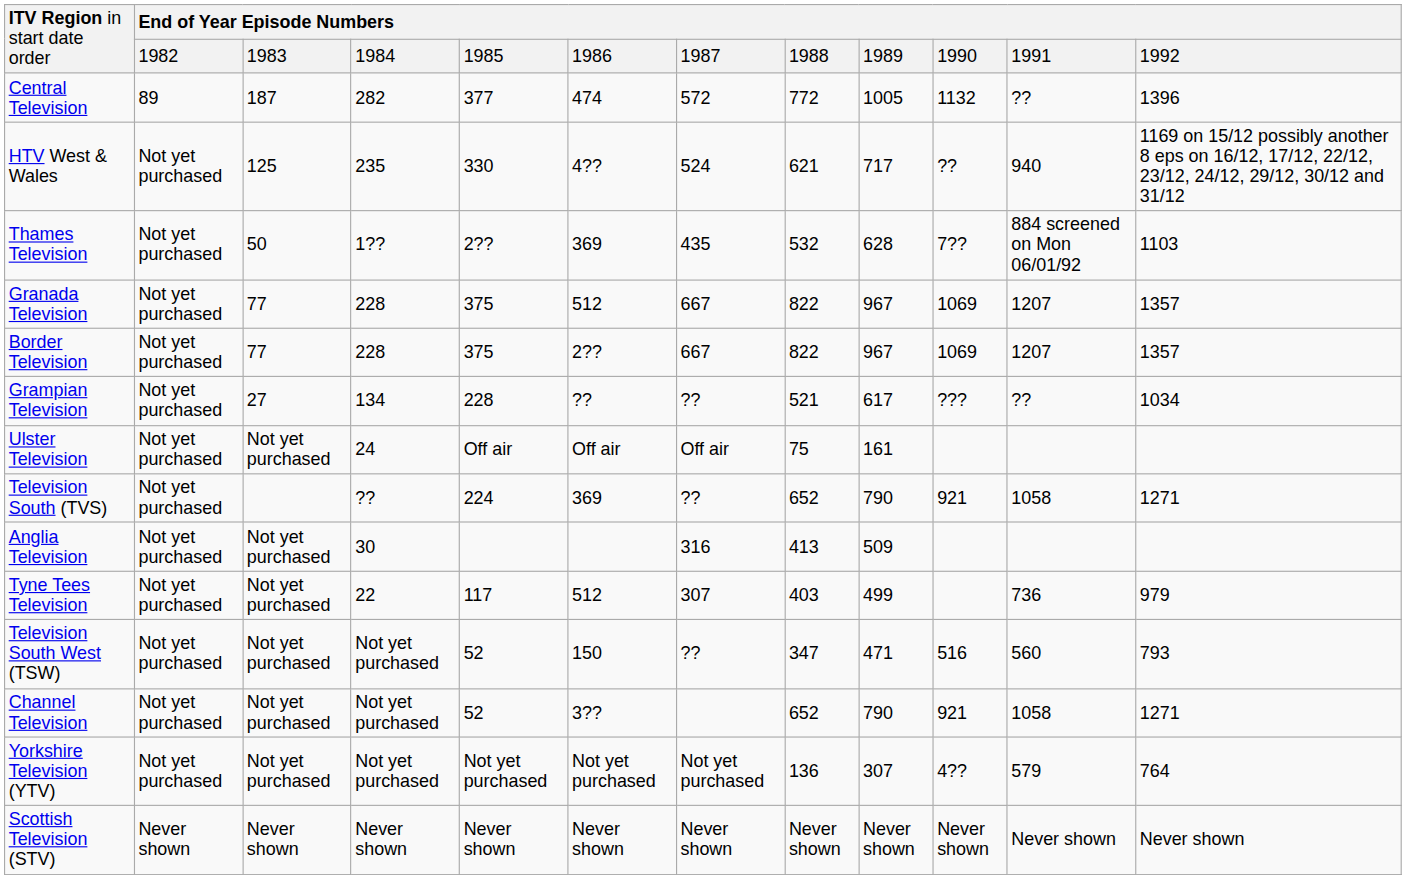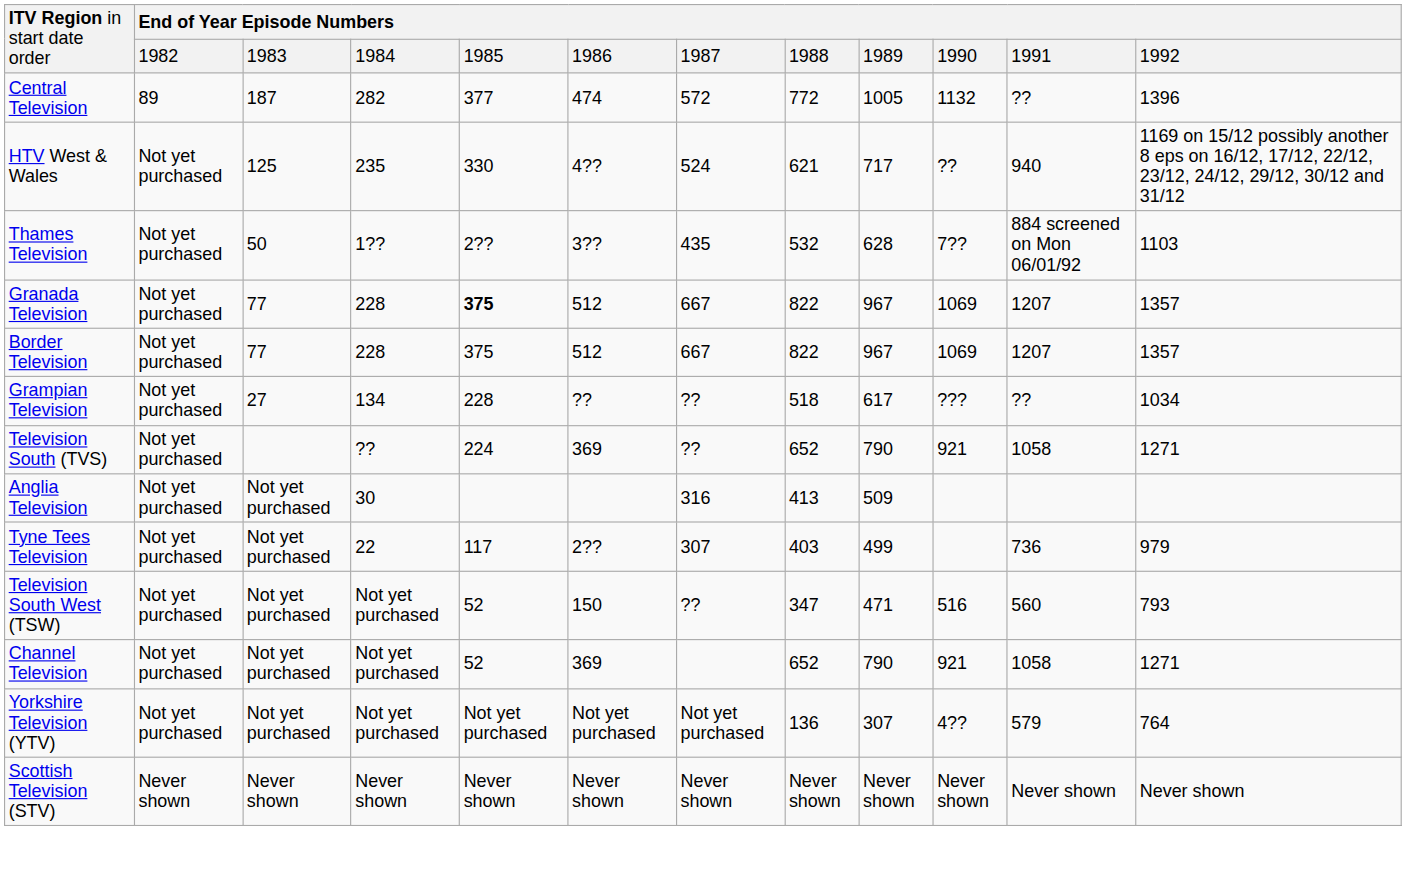(587, 245) 369 -> (587, 245) 3??
(479, 303) normal -> (479, 303) bold
(587, 352) 2?? -> (587, 352) 512
(804, 400) 521 -> (804, 400) 518
- row: (48, 449)
(587, 595) 512 -> (587, 546) 2??
(587, 712) 3?? -> (587, 663) 369
